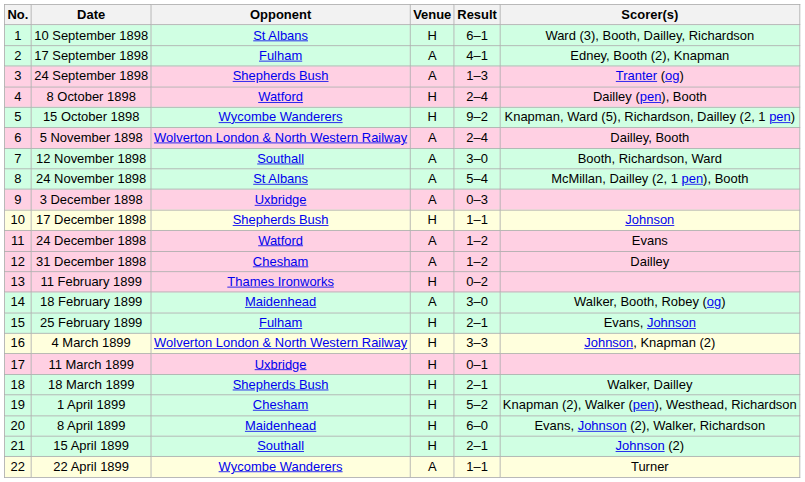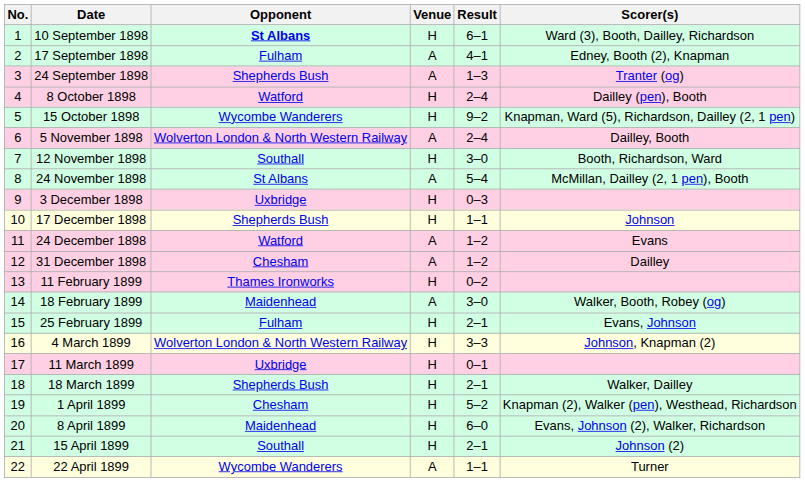(281, 35) normal -> (281, 35) bold
(432, 158) A -> (432, 158) H
(432, 199) A -> (432, 199) H
